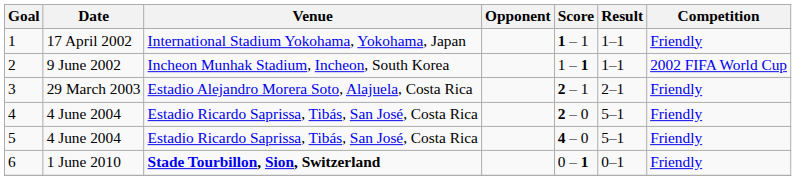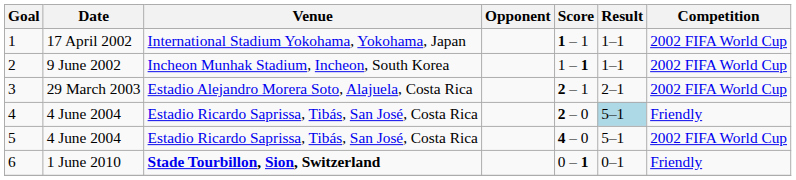(676, 41) Friendly -> (719, 41) 2002 FIFA World Cup
(676, 89) Friendly -> (719, 89) 2002 FIFA World Cup
(613, 114) no background -> (613, 114) lightblue background
(676, 138) Friendly -> (719, 138) 2002 FIFA World Cup
